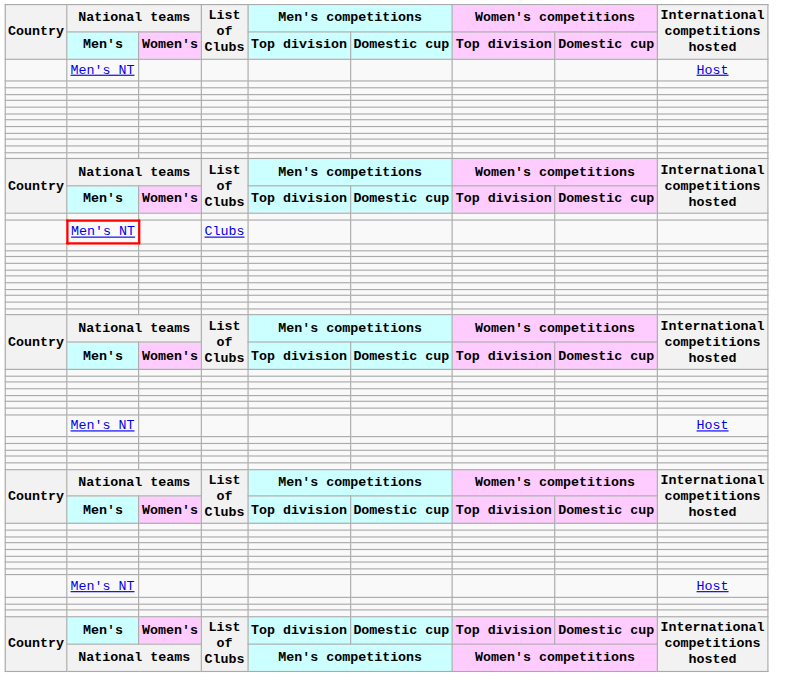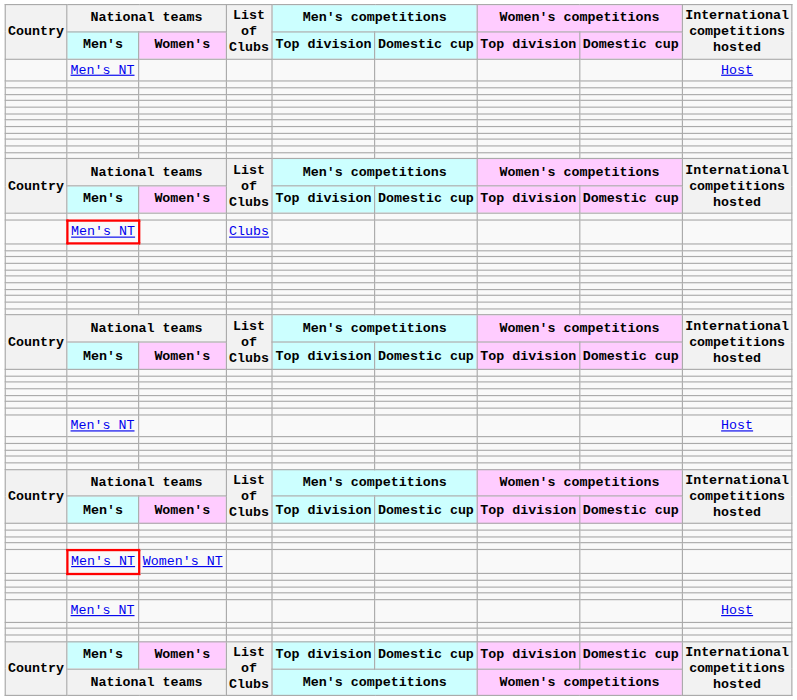+ row: (103, 561)
